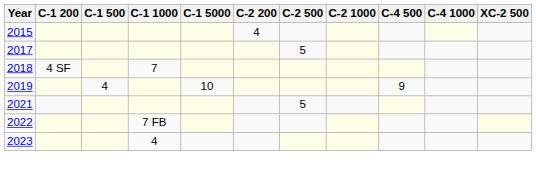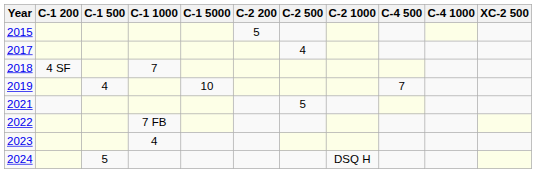(256, 31) 4 -> (256, 31) 5
(303, 50) 5 -> (303, 50) 4
(402, 86) 9 -> (402, 86) 7
+ row: (20, 159)
